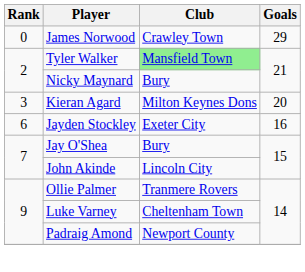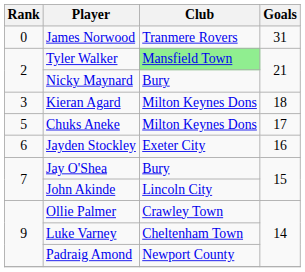(183, 37) Crawley Town -> (190, 37) Tranmere Rovers
(280, 37) 29 -> (280, 37) 31
(280, 102) 20 -> (280, 102) 18
+ row: (83, 124)
(190, 189) Tranmere Rovers -> (183, 211) Crawley Town
